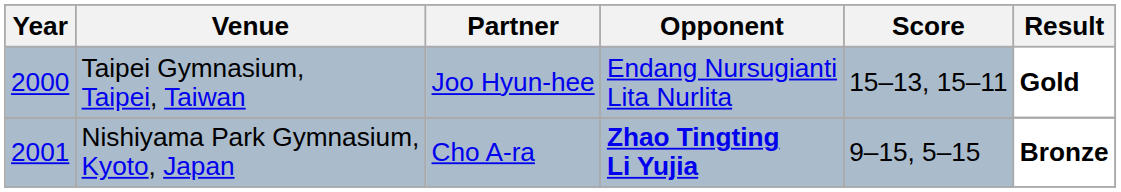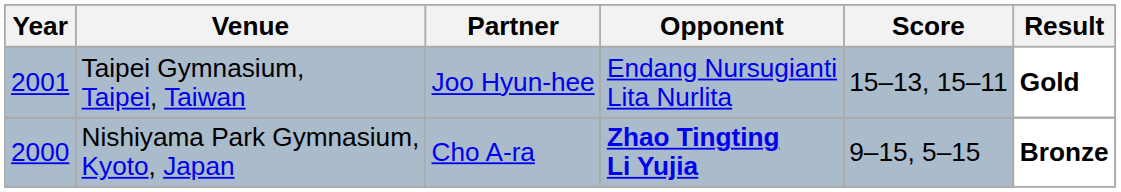(40, 82) 2000 -> (40, 82) 2001
(40, 152) 2001 -> (40, 152) 2000
